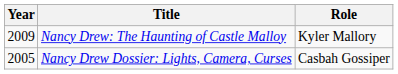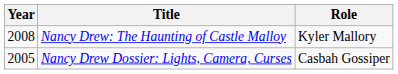(21, 36) 2009 -> (21, 36) 2008
